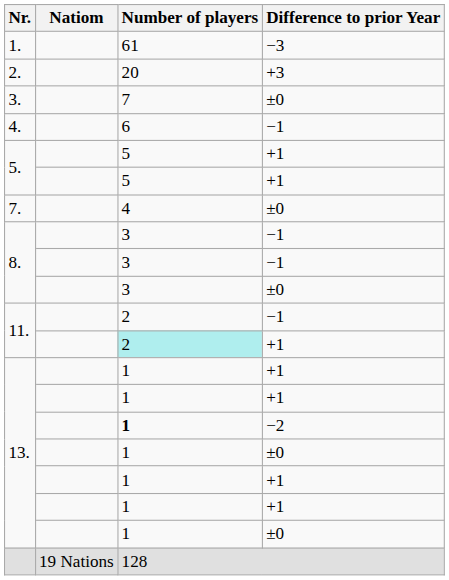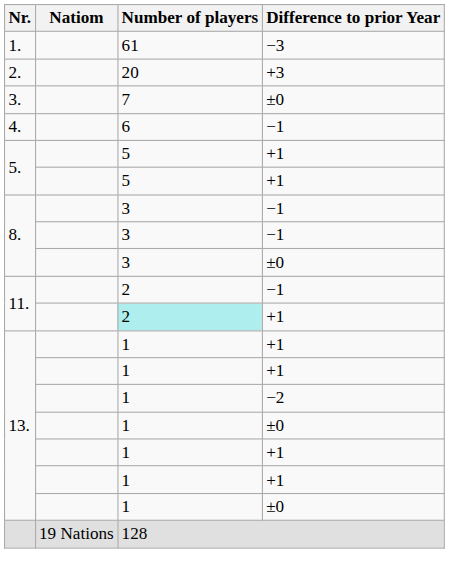- row: (15, 208)
(126, 425) bold -> (126, 398) normal
